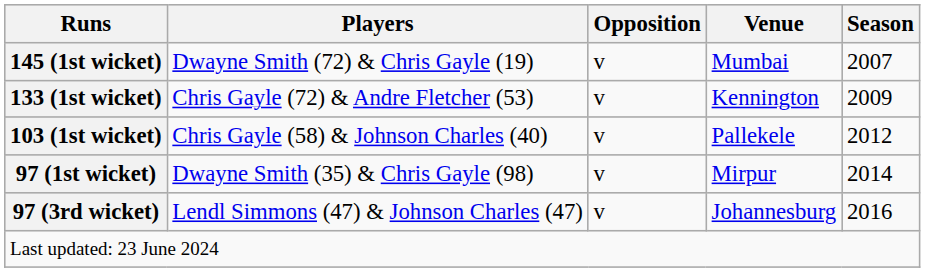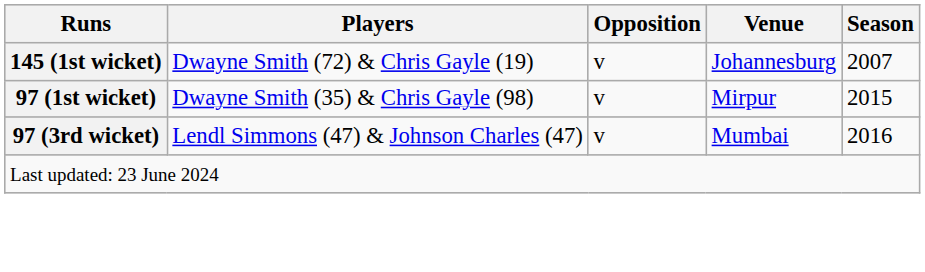(750, 61) Mumbai -> (774, 61) Johannesburg
- row: (86, 98)
- row: (86, 136)
(870, 173) 2014 -> (870, 98) 2015
(774, 211) Johannesburg -> (750, 136) Mumbai
